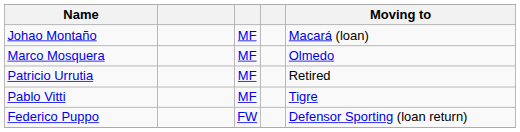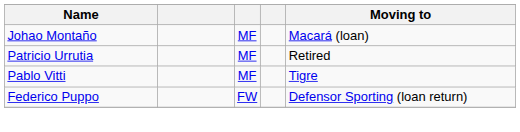- row: (56, 55)
